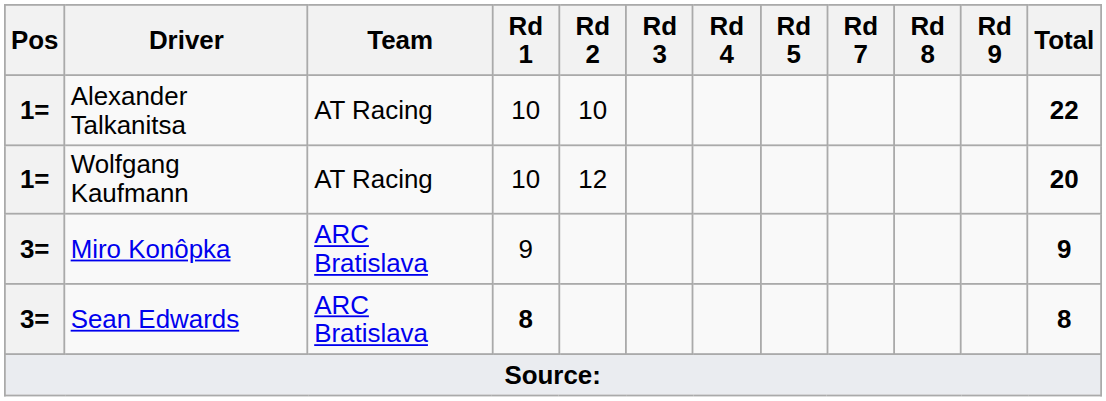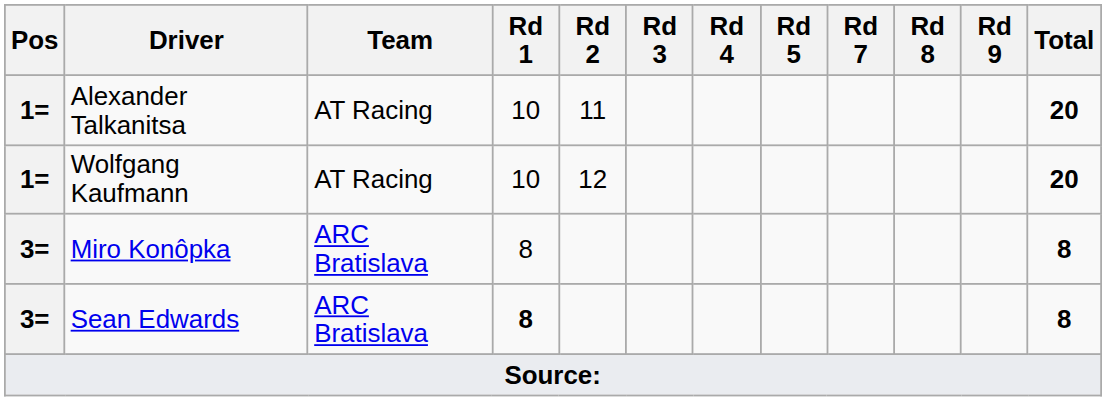(593, 110) 10 -> (593, 110) 11
(1064, 110) 22 -> (1064, 110) 20
(526, 249) 9 -> (526, 249) 8
(1064, 249) 9 -> (1064, 249) 8
